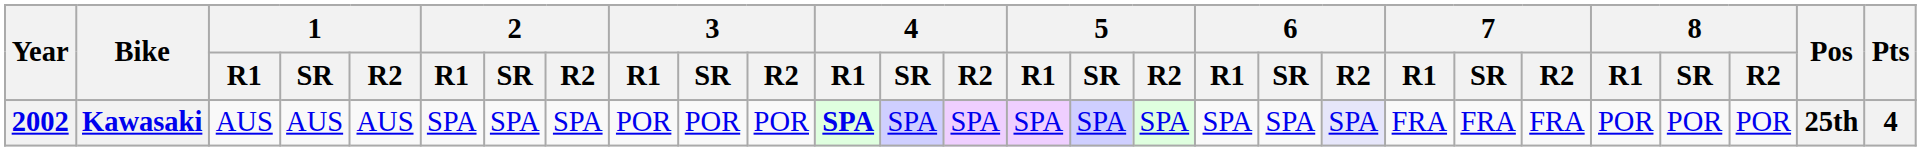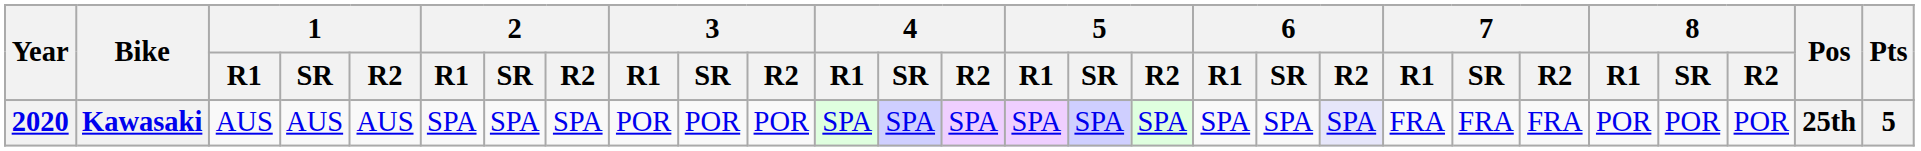(40, 122) 2002 -> (40, 122) 2020
(848, 122) bold -> (847, 122) normal
(1891, 122) 4 -> (1889, 122) 5
